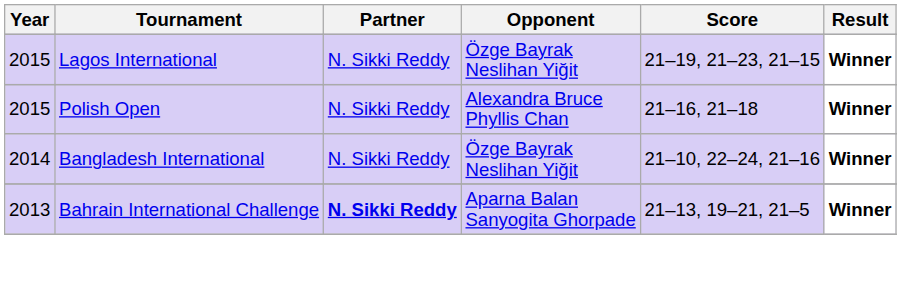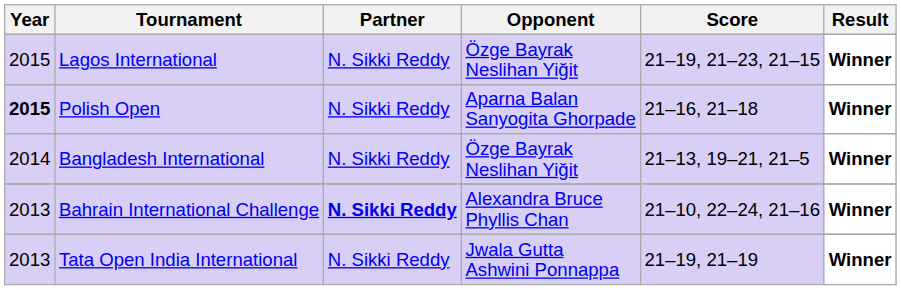(30, 109) normal -> (30, 109) bold
(534, 109) Alexandra Bruce Phyllis Chan -> (551, 109) Aparna Balan Sanyogita Ghorpade
(732, 159) 21–10, 22–24, 21–16 -> (727, 159) 21–13, 19–21, 21–5
(551, 209) Aparna Balan Sanyogita Ghorpade -> (534, 209) Alexandra Bruce Phyllis Chan
(727, 209) 21–13, 19–21, 21–5 -> (732, 209) 21–10, 22–24, 21–16
+ row: (178, 259)
